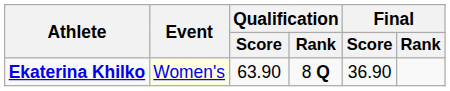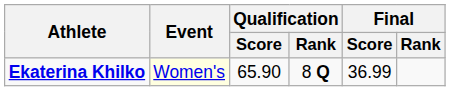(259, 72) 63.90 -> (259, 72) 65.90
(370, 72) 36.90 -> (370, 72) 36.99
